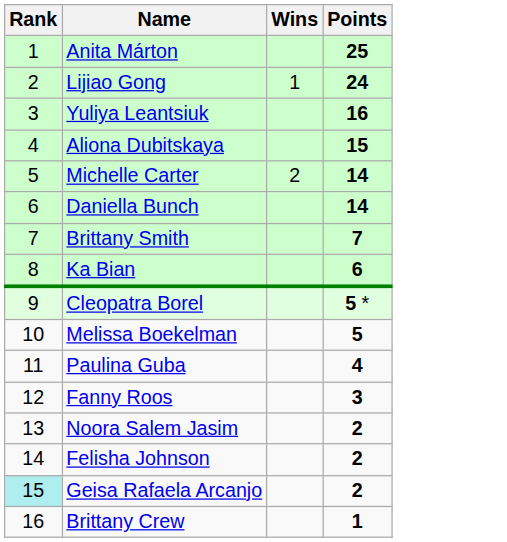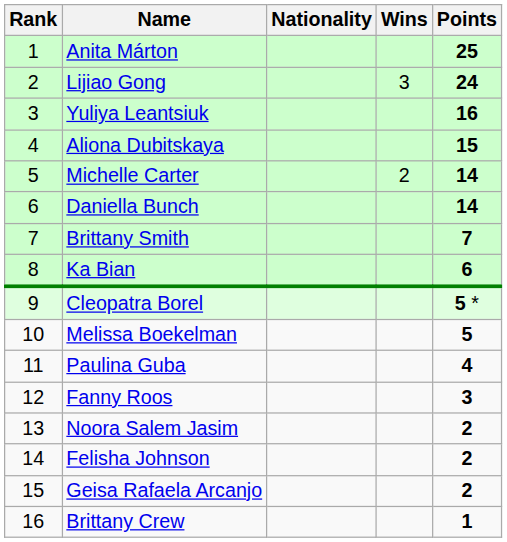+ column: (322, 20)
(295, 82) 1 -> (404, 82) 3
(33, 490) paleturquoise background -> (33, 490) no background
